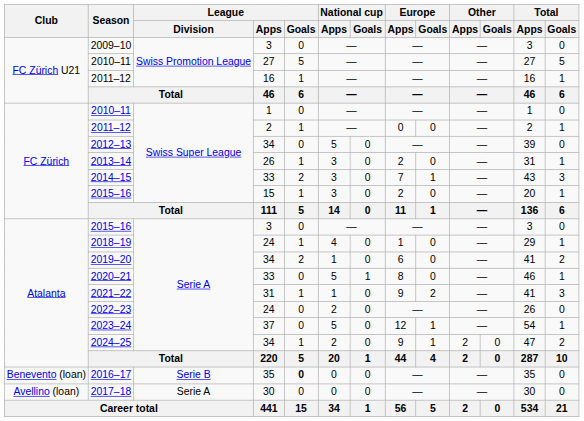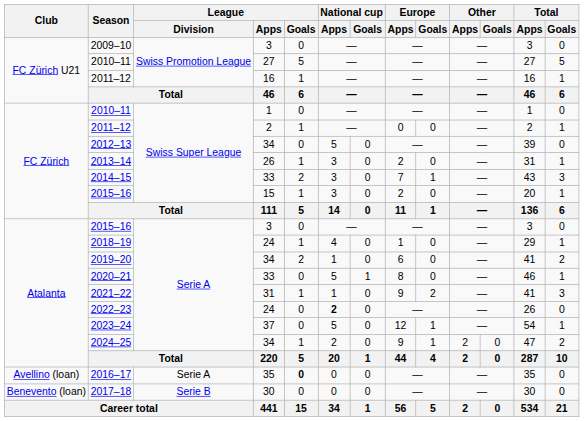(334, 309) normal -> (334, 309) bold
(46, 375) Benevento (loan) -> (46, 375) Avellino (loan)
(194, 375) Serie B -> (194, 375) Serie A
(46, 392) Avellino (loan) -> (46, 392) Benevento (loan)
(194, 392) Serie A -> (194, 392) Serie B
